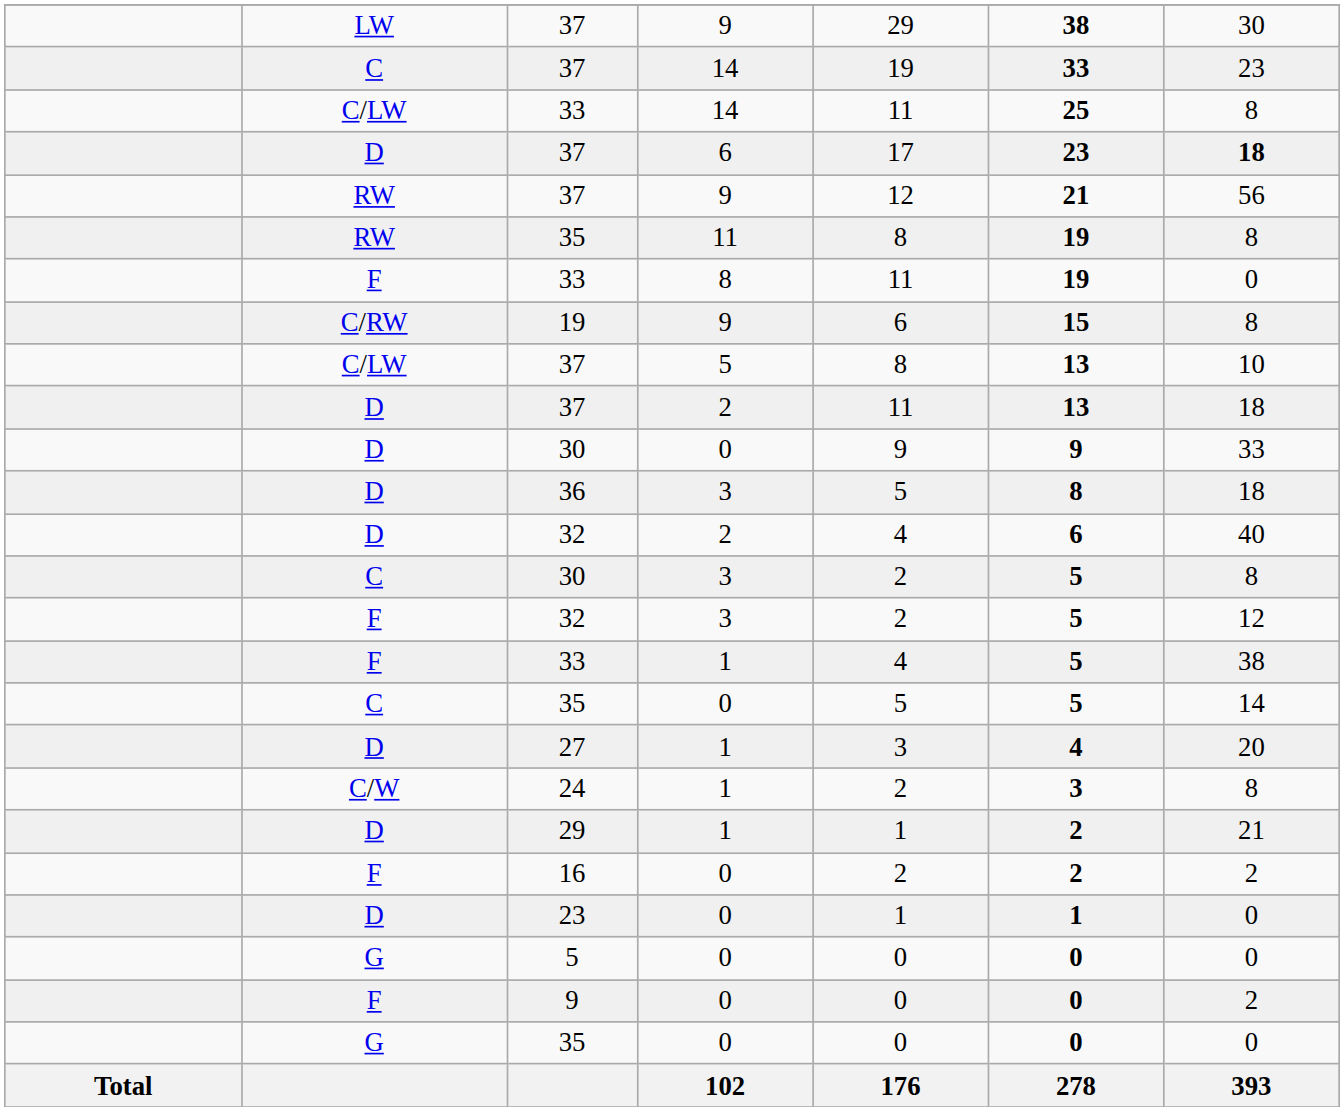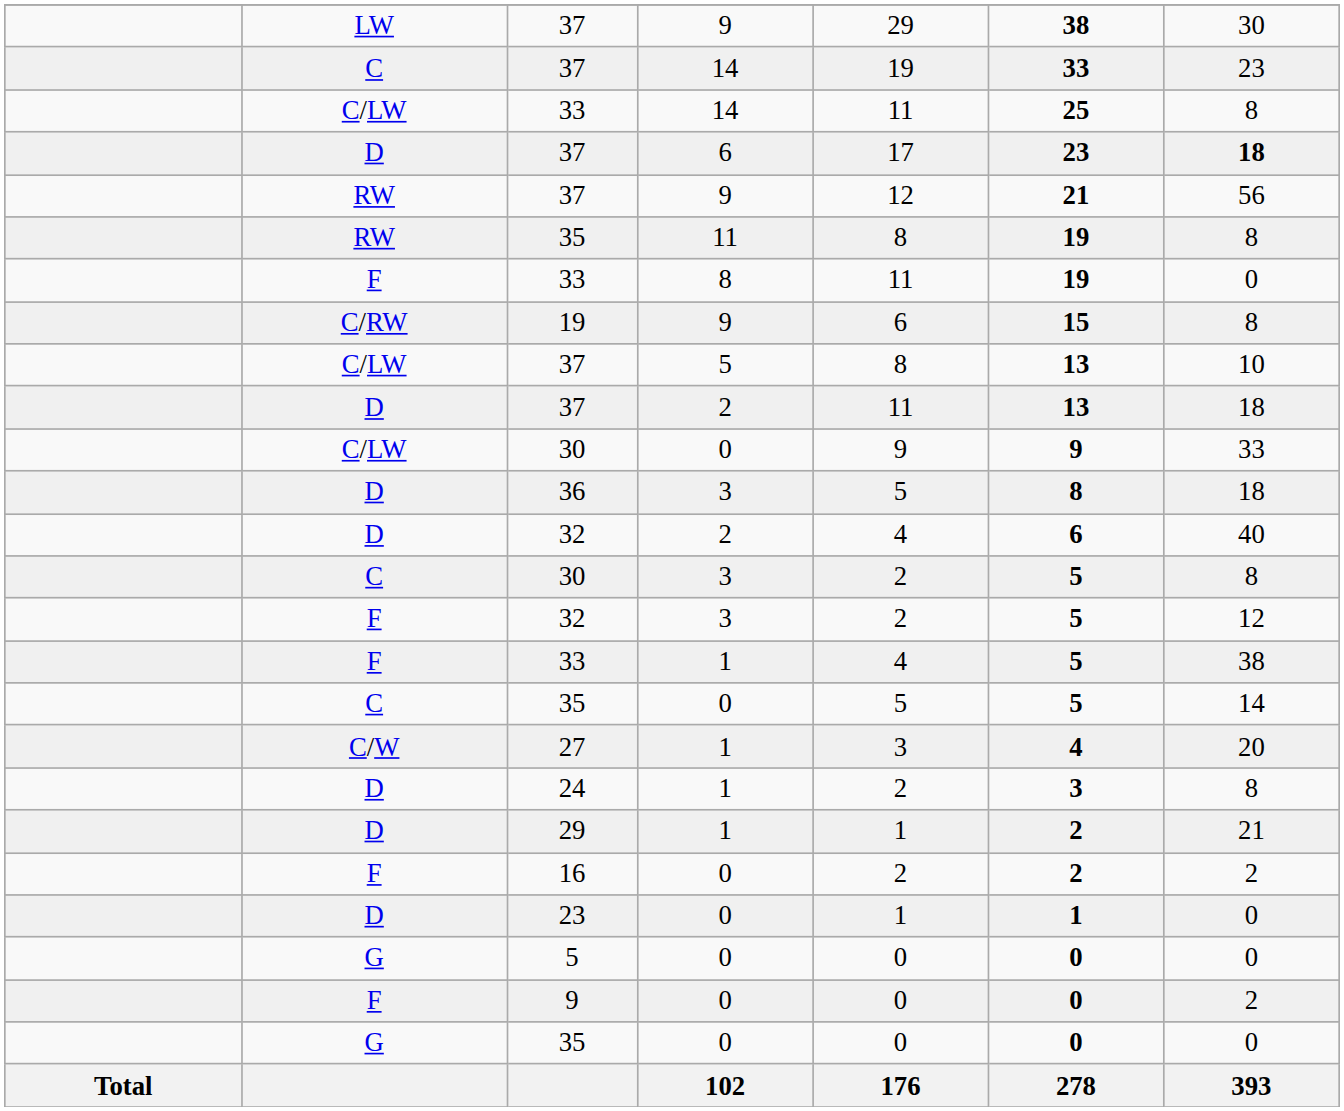(374, 449) D -> (374, 449) C/LW
(374, 746) D -> (374, 746) C/W
(374, 788) C/W -> (374, 788) D
